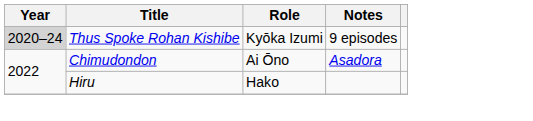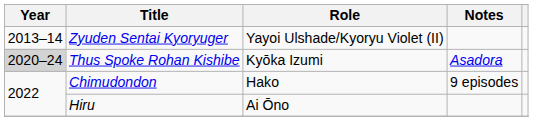+ row: (148, 37)
(363, 37) 9 episodes -> (476, 60) Asadora
(268, 60) Ai Ōno -> (263, 82) Hako
(356, 60) Asadora -> (484, 82) 9 episodes
(263, 82) Hako -> (268, 104) Ai Ōno
